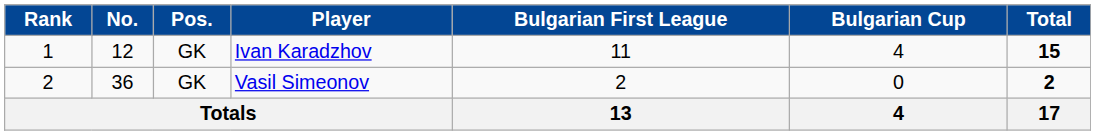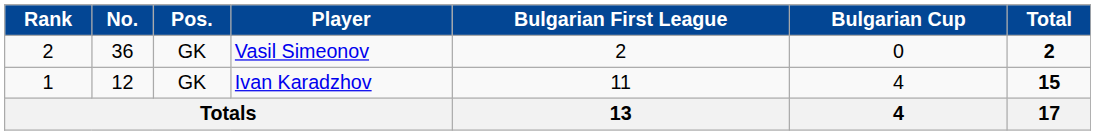rows swapped: (303, 51) <-> (302, 82)
